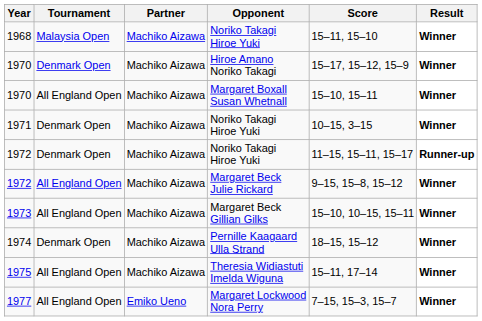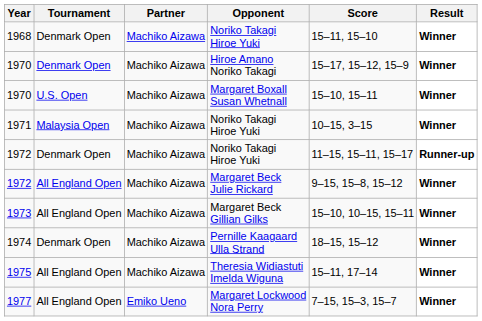(73, 37) Malaysia Open -> (73, 37) Denmark Open
(79, 96) All England Open -> (62, 96) U.S. Open
(73, 125) Denmark Open -> (73, 125) Malaysia Open
